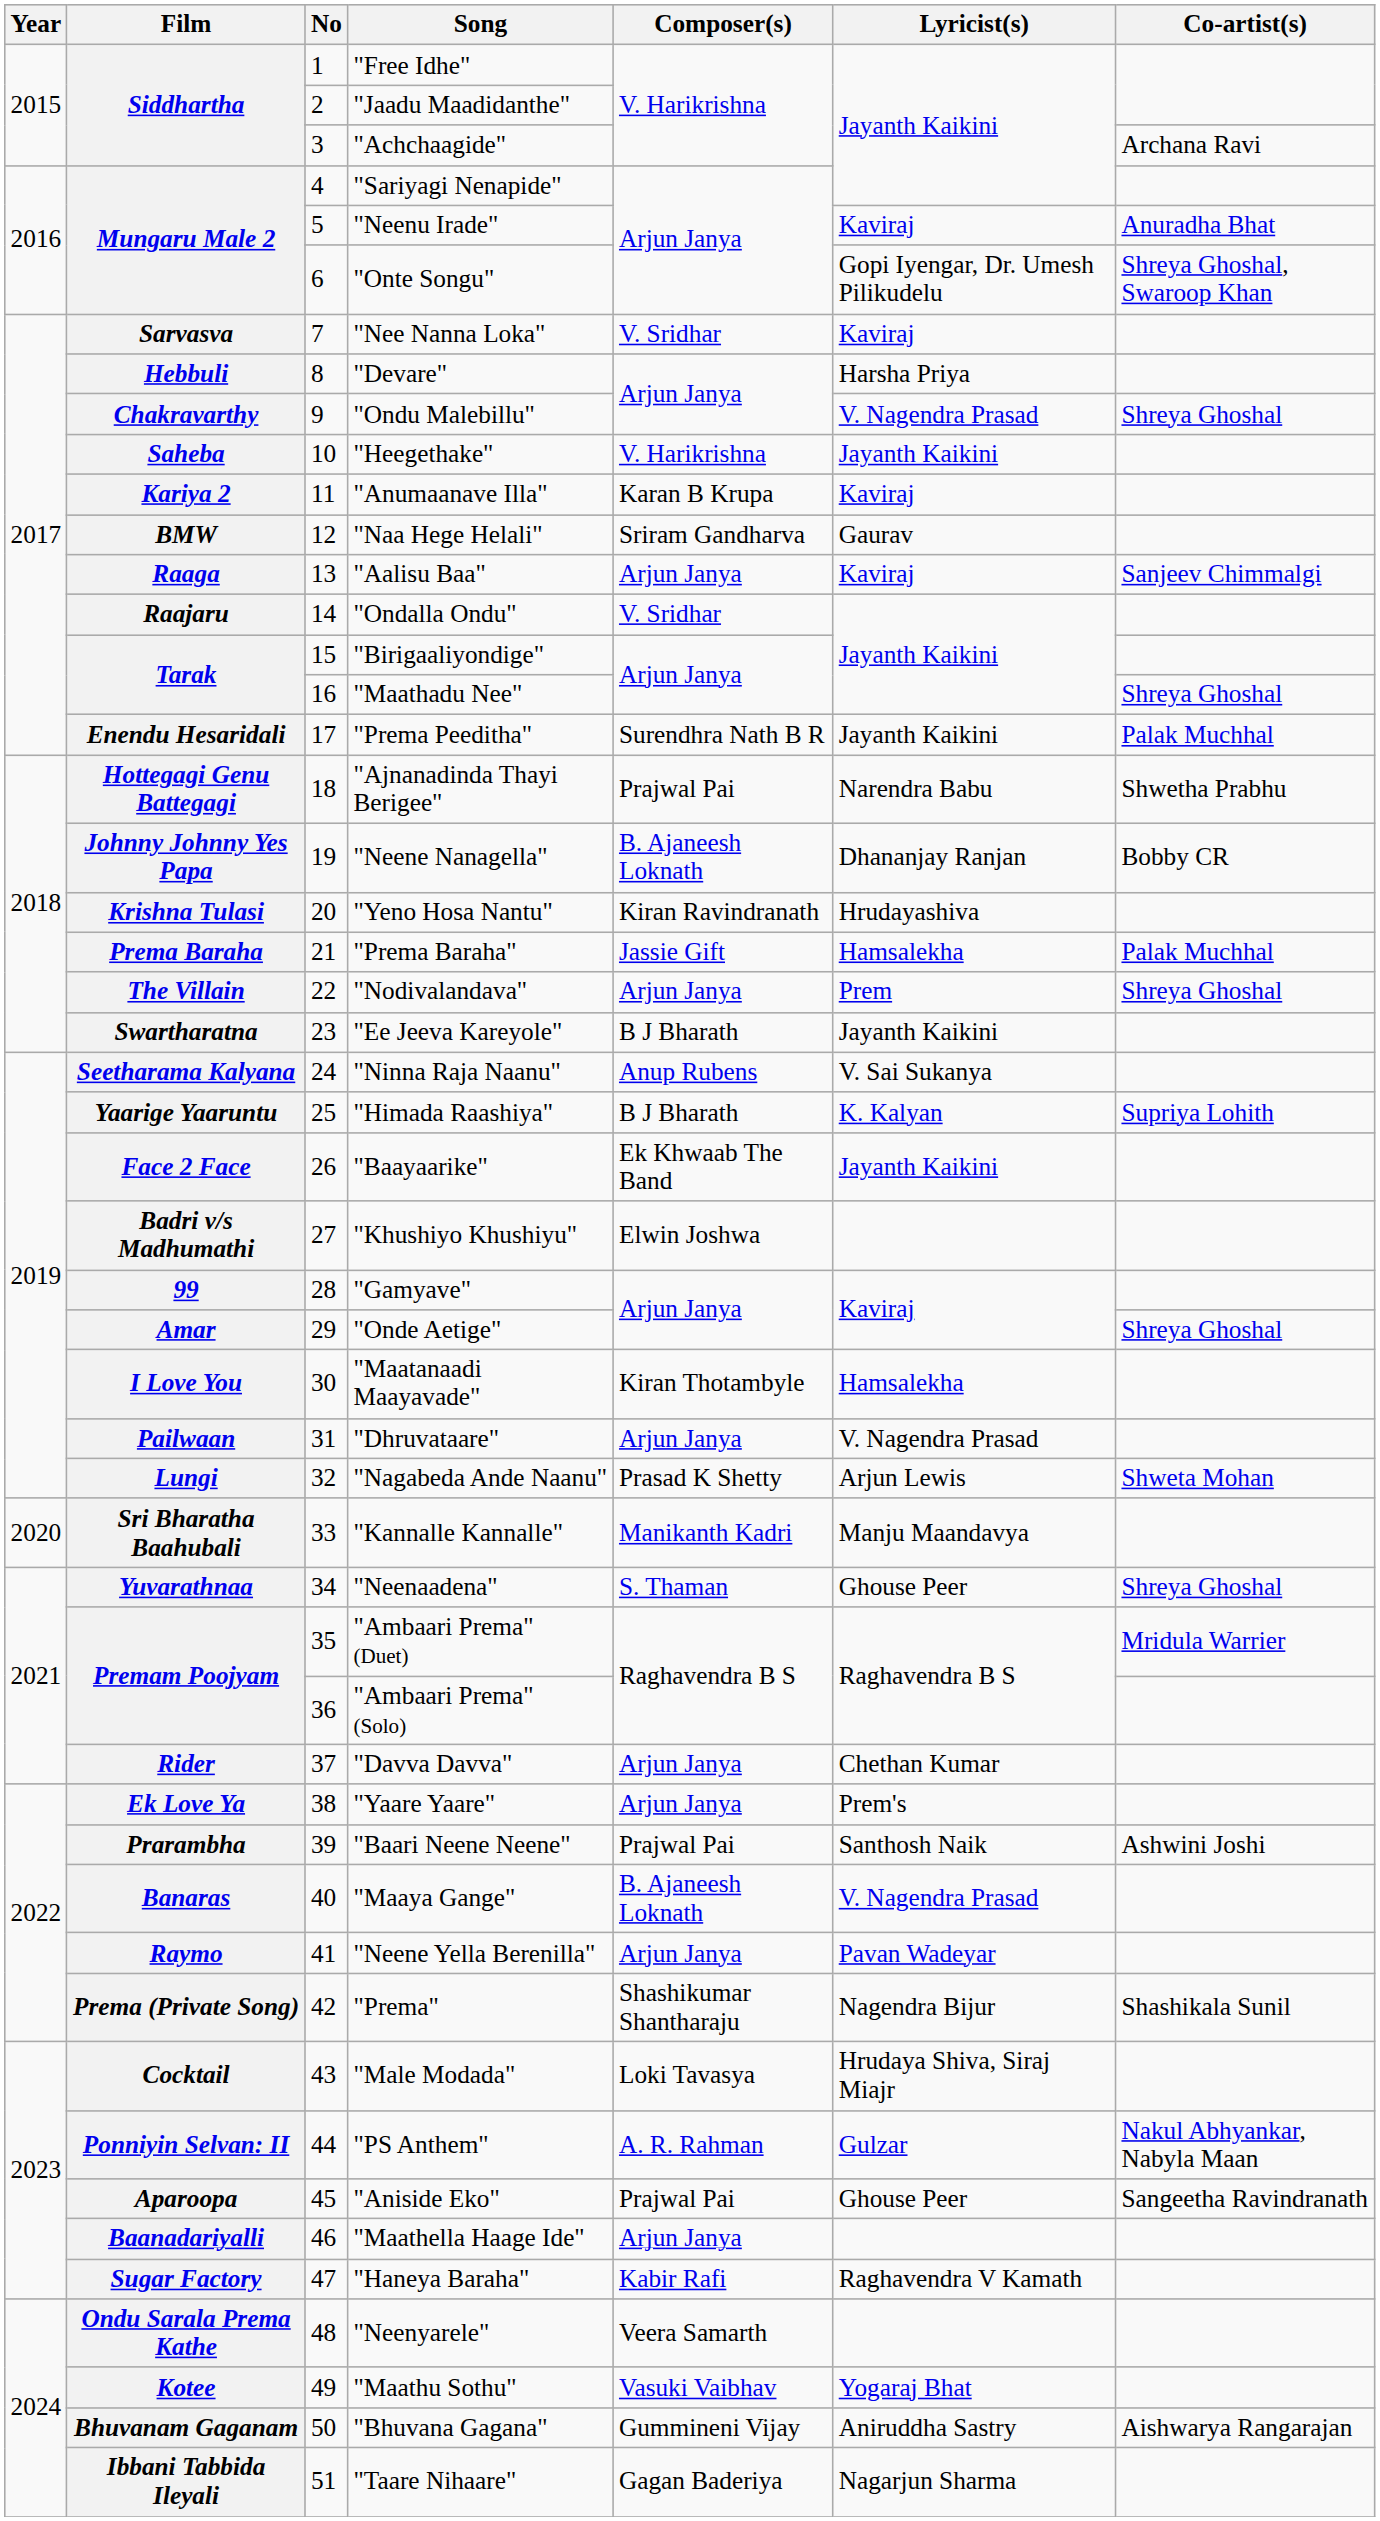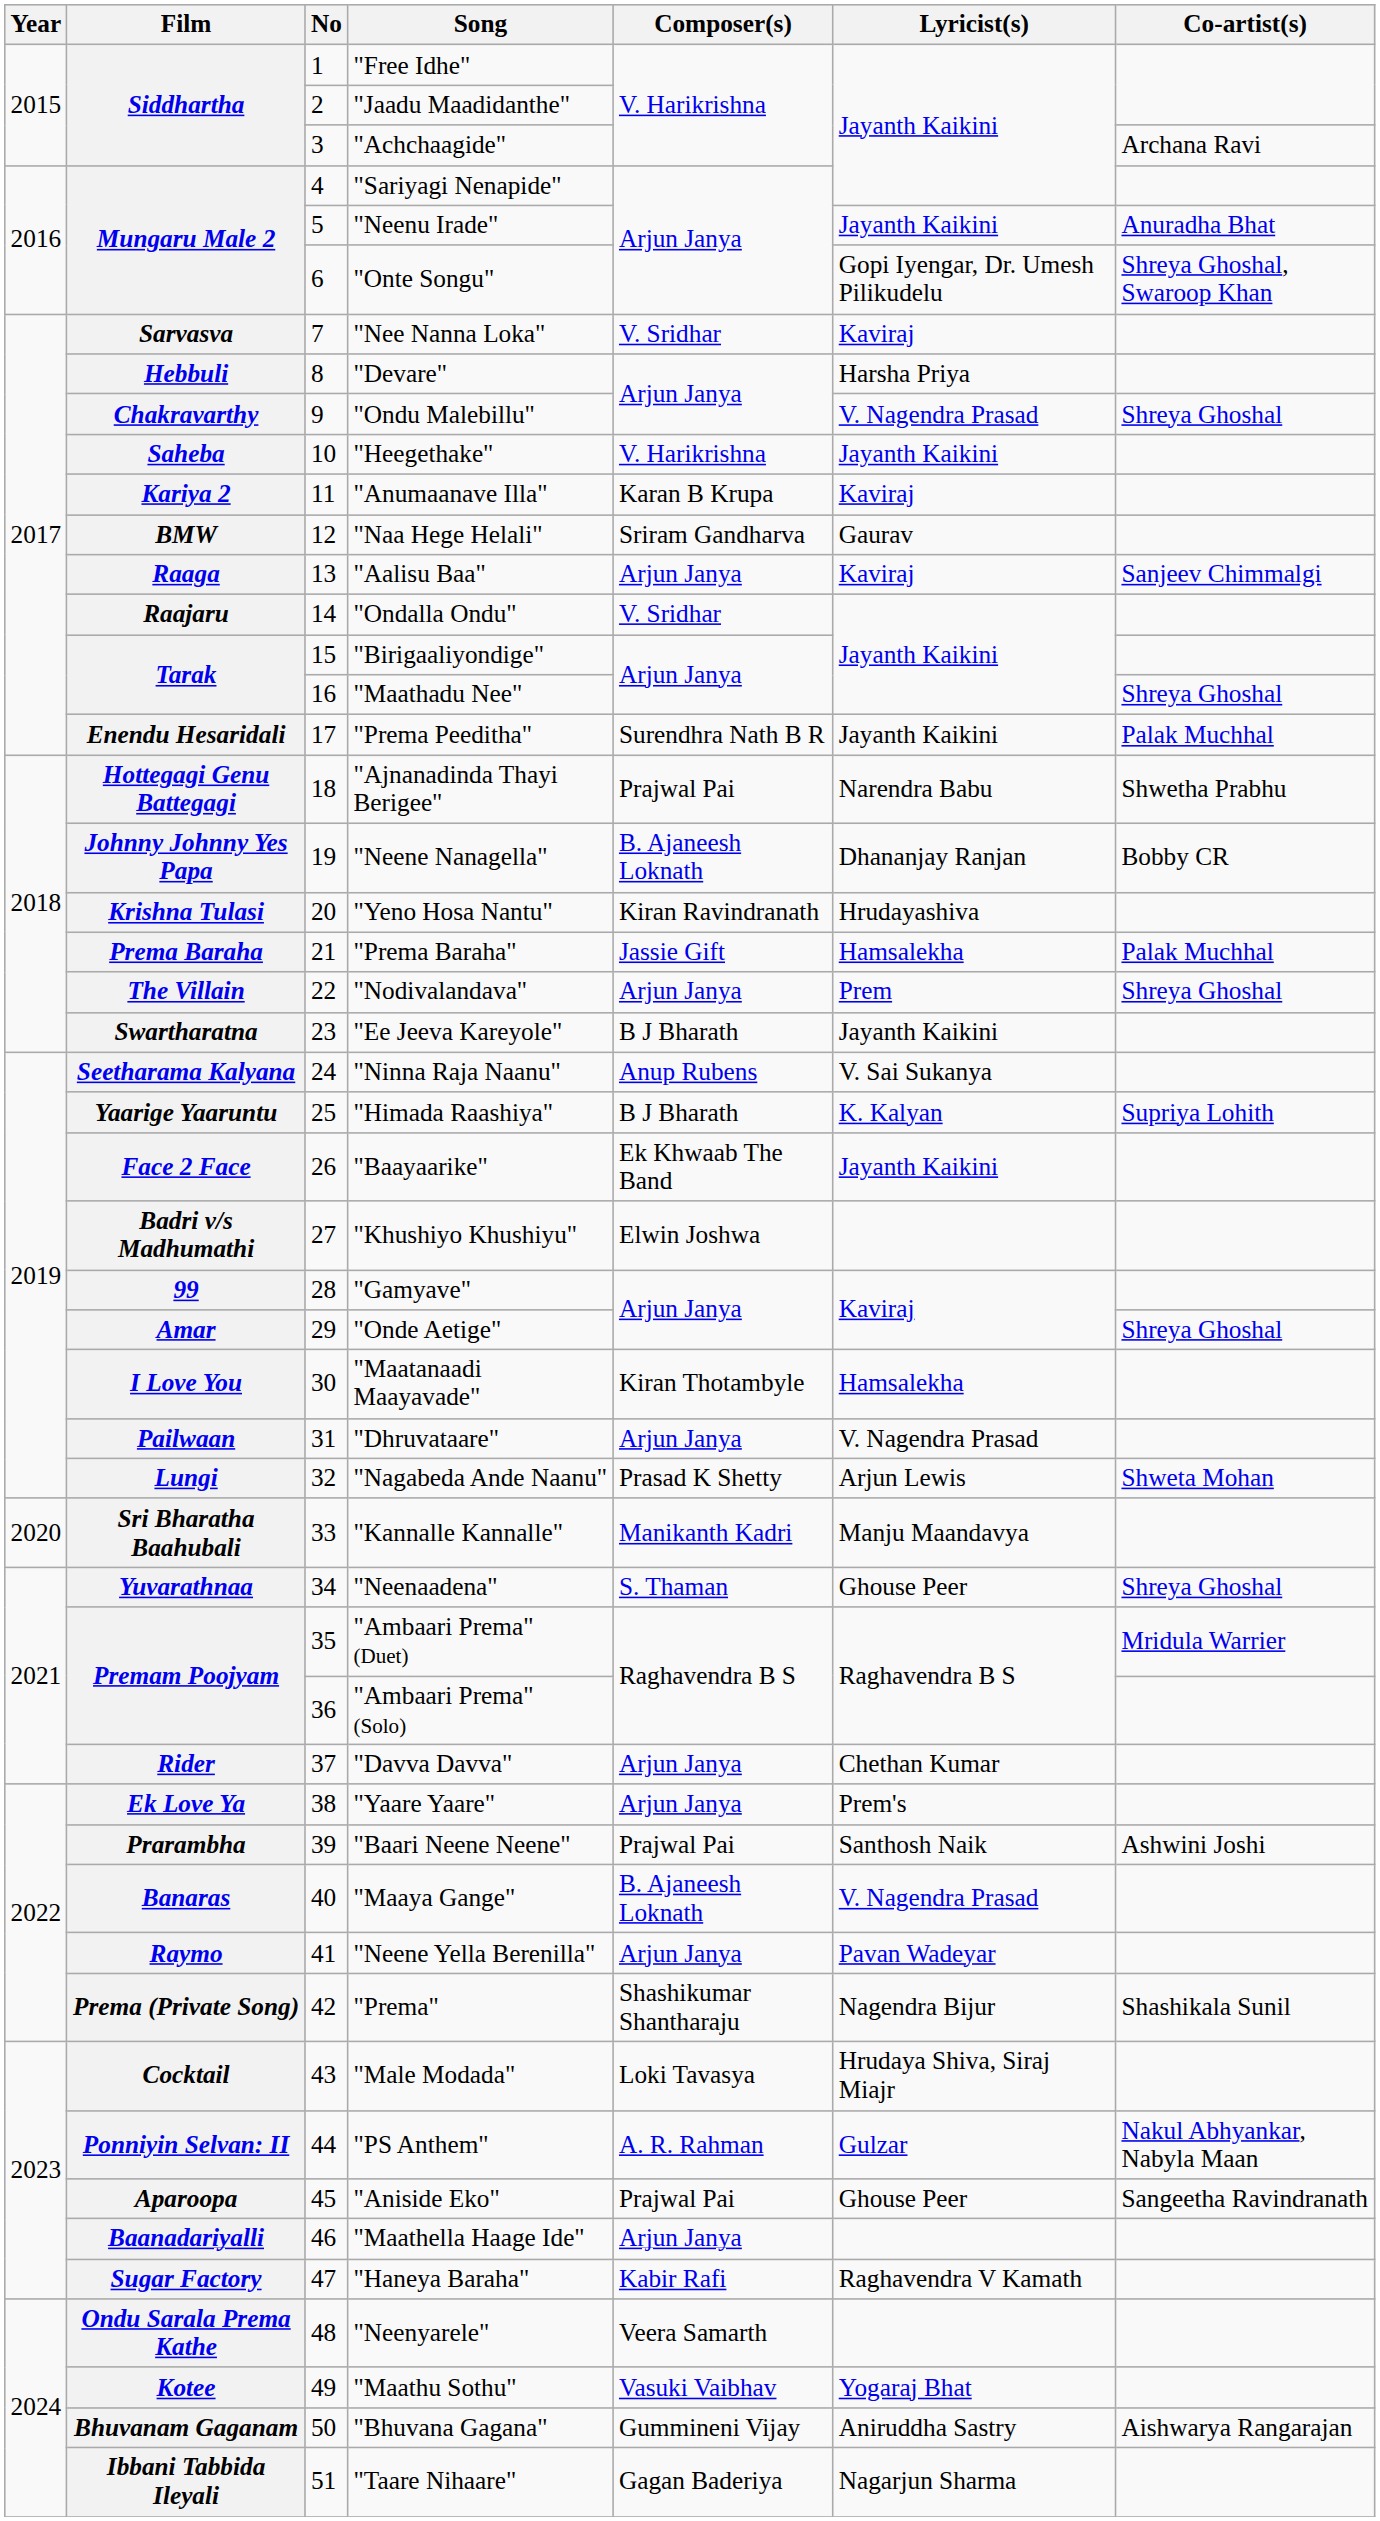(877, 225) Kaviraj -> (918, 225) Jayanth Kaikini
